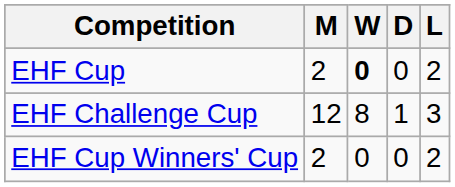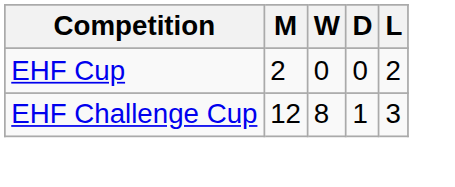(362, 70) bold -> (321, 70) normal
- row: (155, 158)
